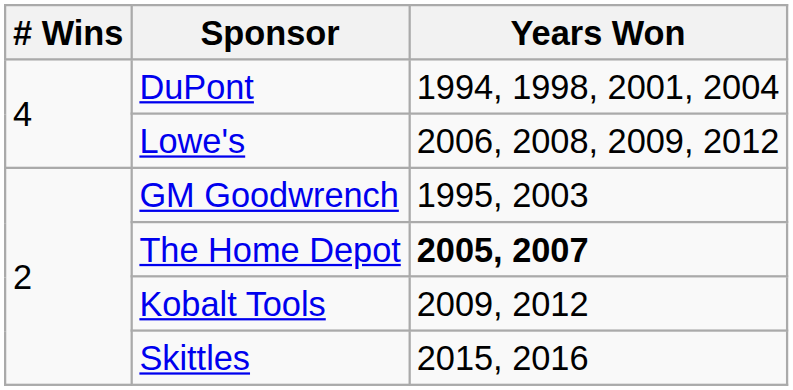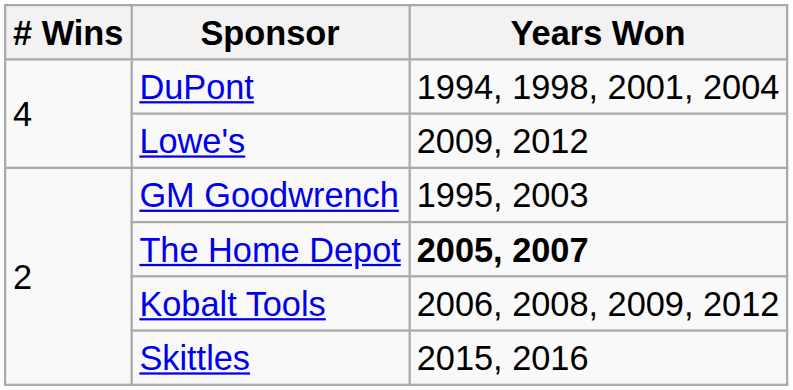(598, 141) 2006, 2008, 2009, 2012 -> (503, 141) 2009, 2012
(503, 304) 2009, 2012 -> (598, 304) 2006, 2008, 2009, 2012
